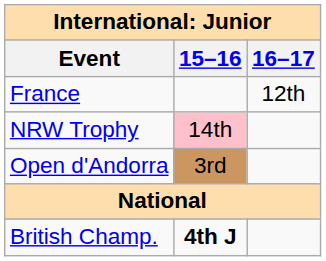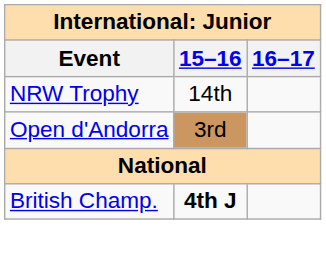- row: (45, 93)
(210, 129) pink background -> (210, 93) no background
